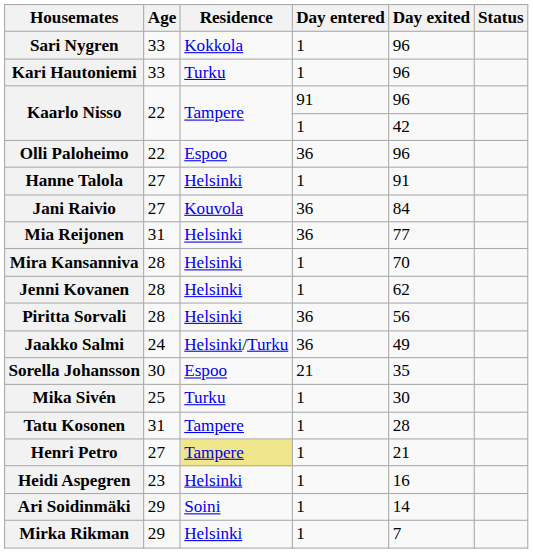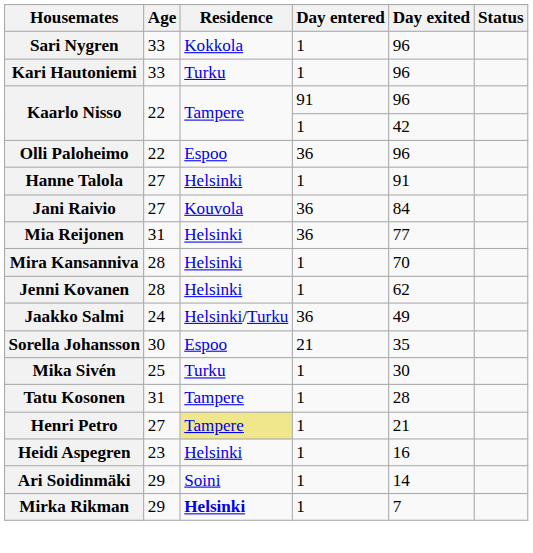- row: (74, 316)
(213, 533) normal -> (215, 506) bold
